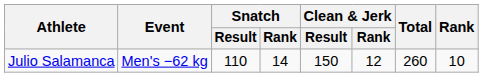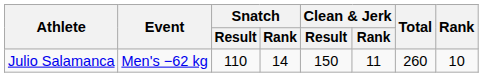(374, 61) 12 -> (374, 61) 11
